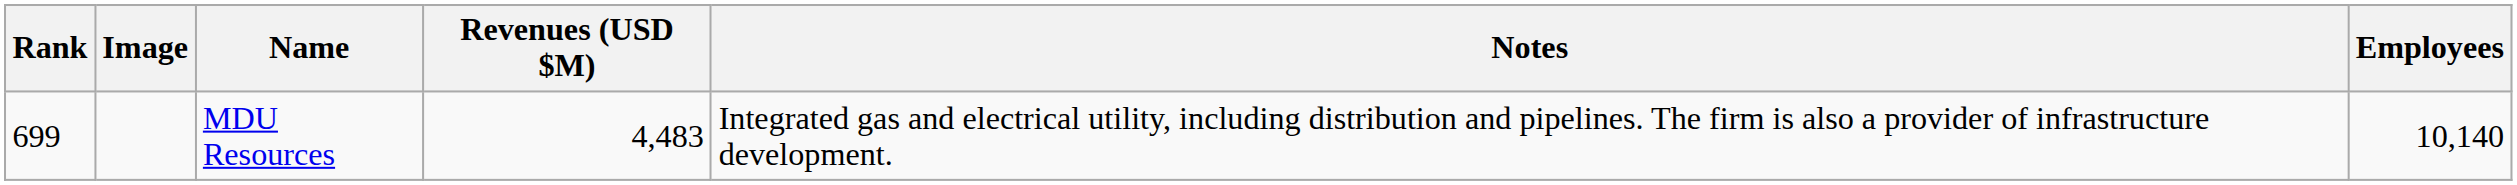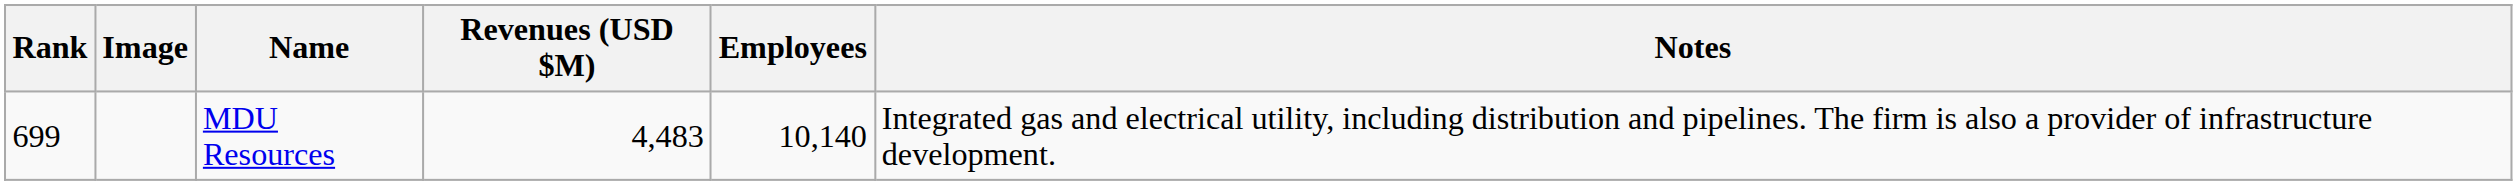columns swapped: (2430, 48) <-> (1530, 48)
